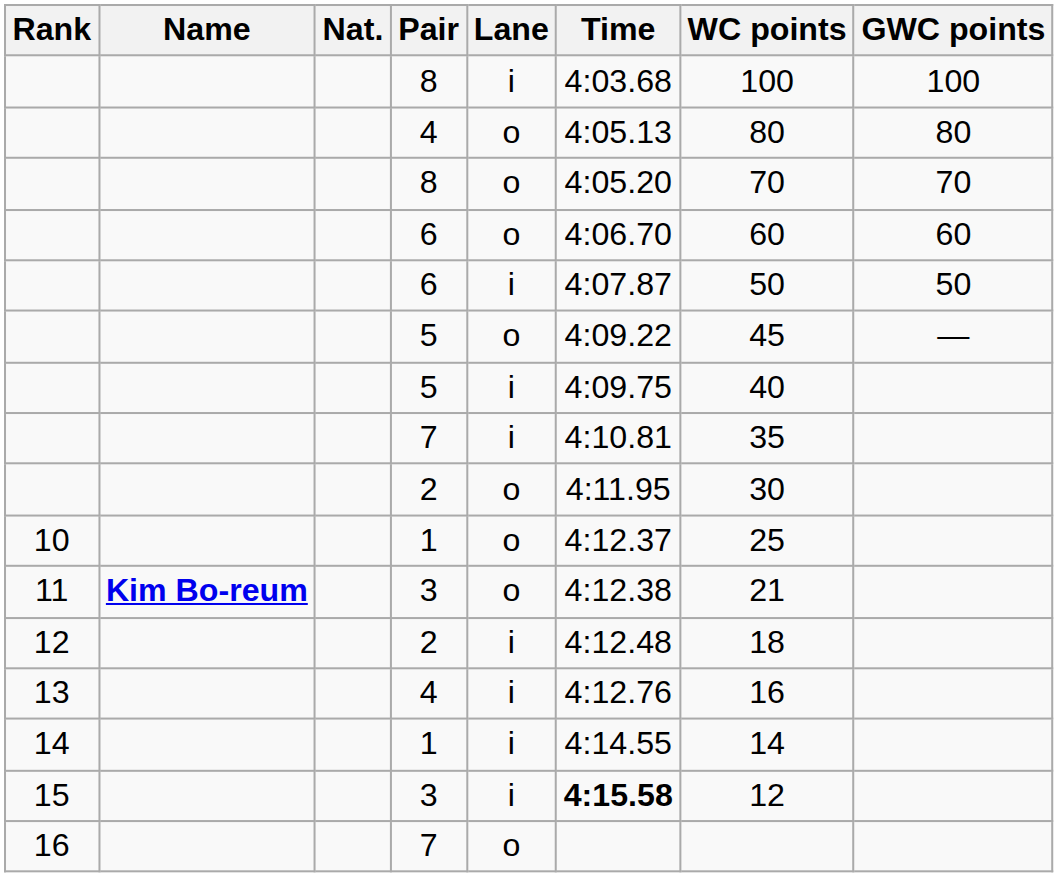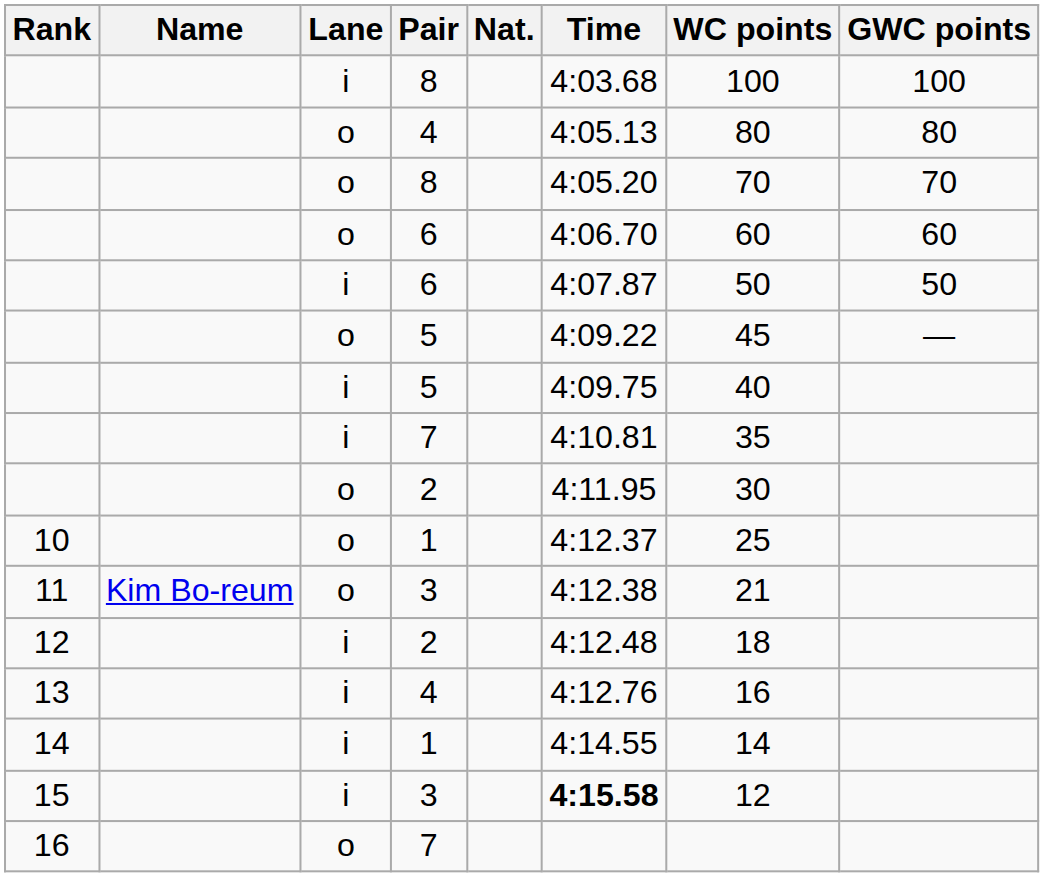columns swapped: (353, 30) <-> (511, 30)
(207, 591) bold -> (200, 591) normal
